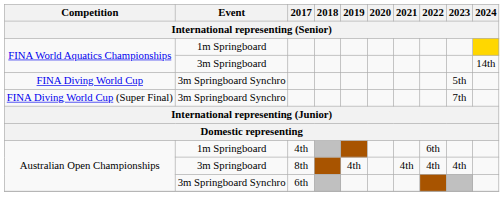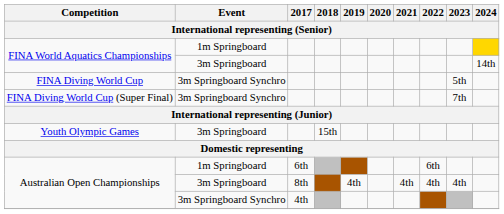+ row: (90, 132)
(301, 149) 4th -> (301, 166) 6th
(301, 183) 6th -> (301, 200) 4th
